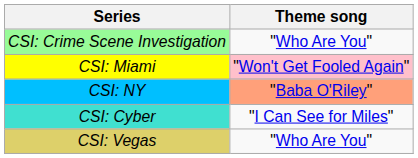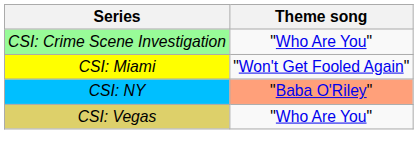(321, 66) pink background -> (321, 66) no background
- row: (117, 116)
